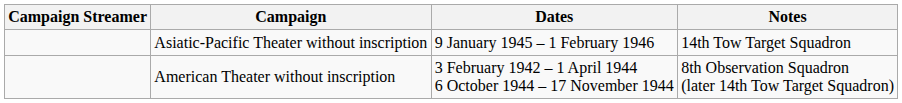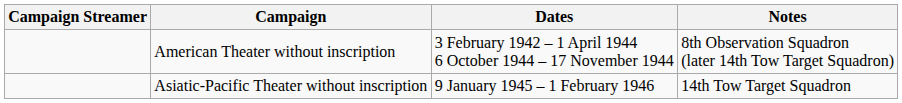rows swapped: (275, 76) <-> (291, 42)
